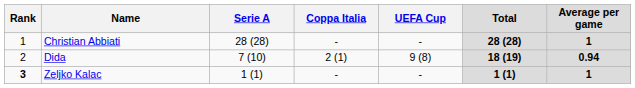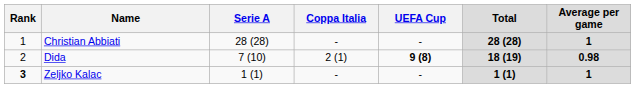(420, 58) normal -> (420, 58) bold
(589, 58) 0.94 -> (589, 58) 0.98
